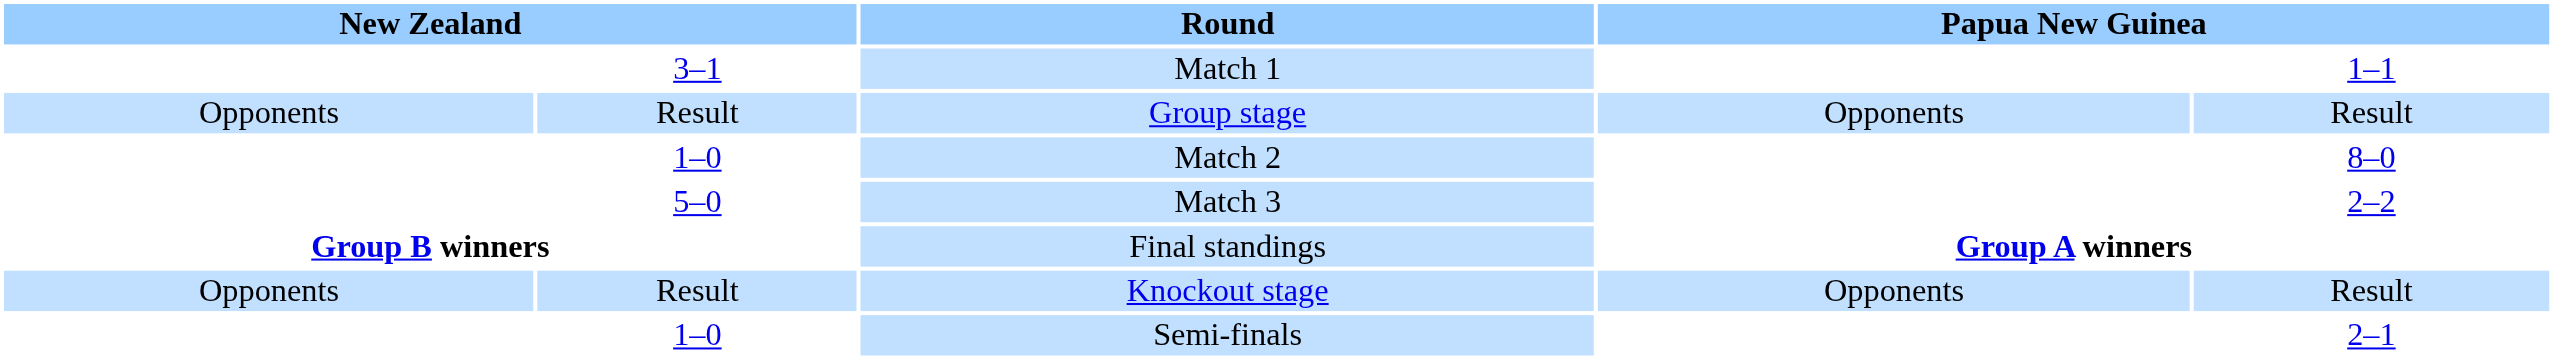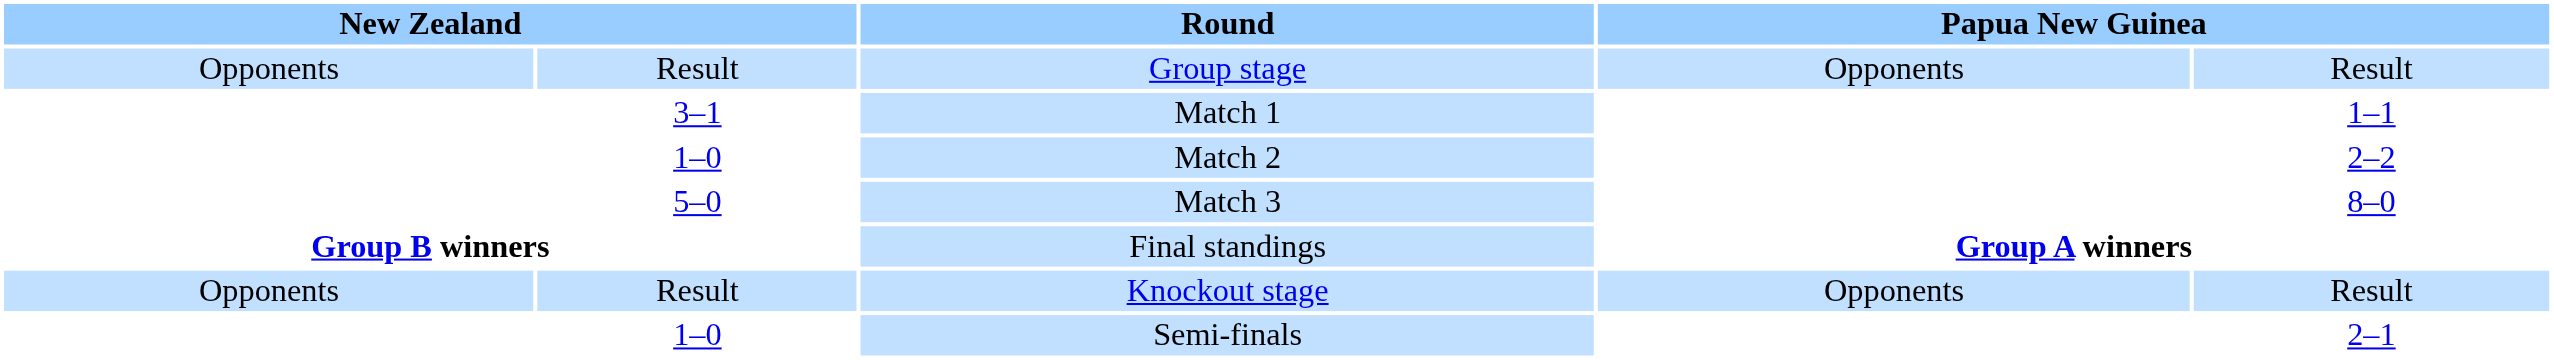rows swapped: (1228, 112) <-> (1228, 68)
(2371, 157) 8–0 -> (2371, 157) 2–2
(2371, 201) 2–2 -> (2371, 201) 8–0
